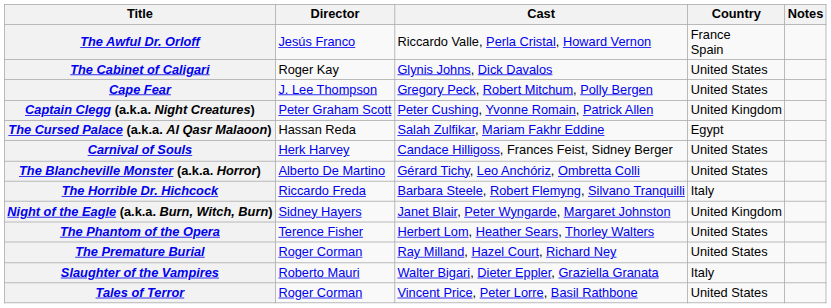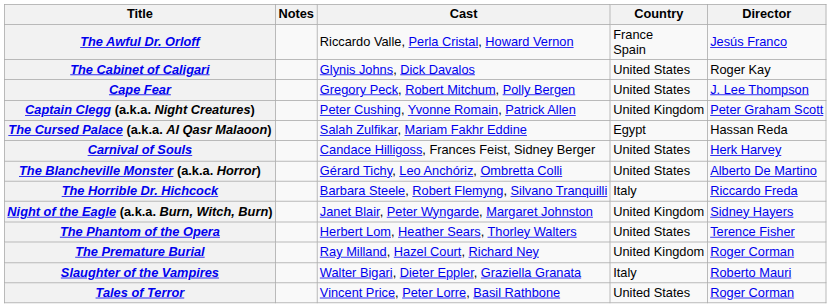columns swapped: (335, 14) <-> (805, 14)
(729, 252) United States -> (659, 252) United Kingdom
